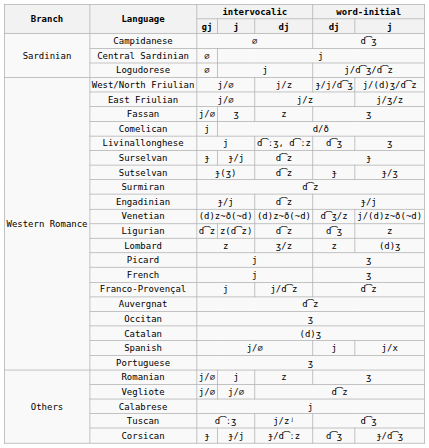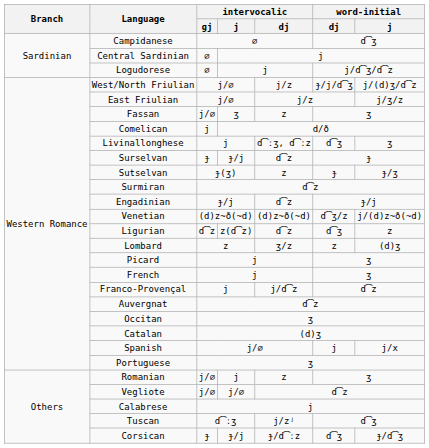(284, 172) d͡z -> (284, 172) z
